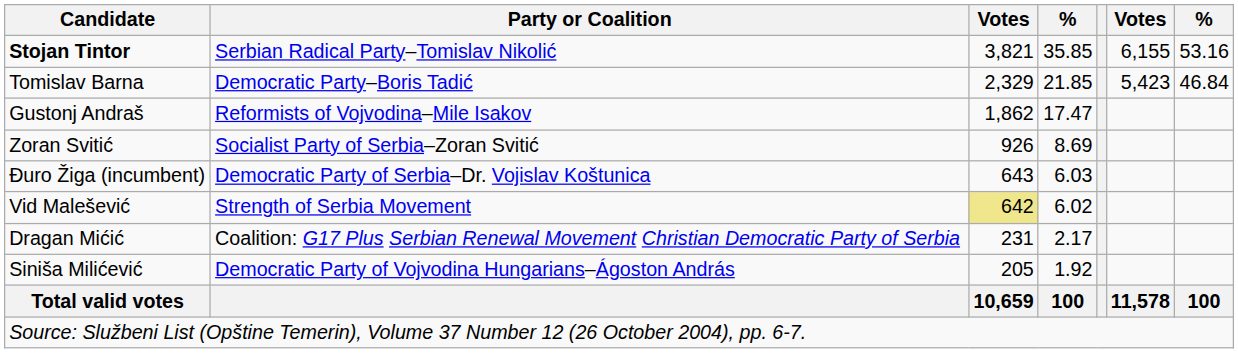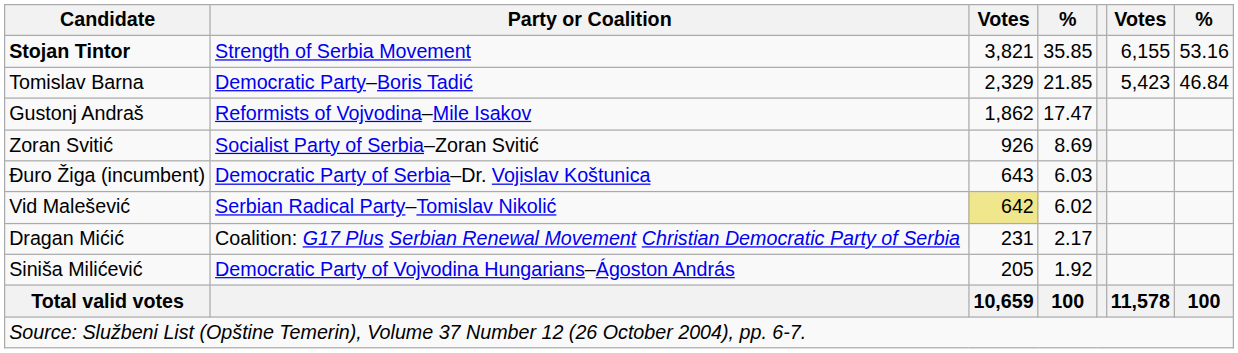(386, 51) Serbian Radical Party–Tomislav Nikolić -> (343, 51) Strength of Serbia Movement
(343, 207) Strength of Serbia Movement -> (386, 207) Serbian Radical Party–Tomislav Nikolić
